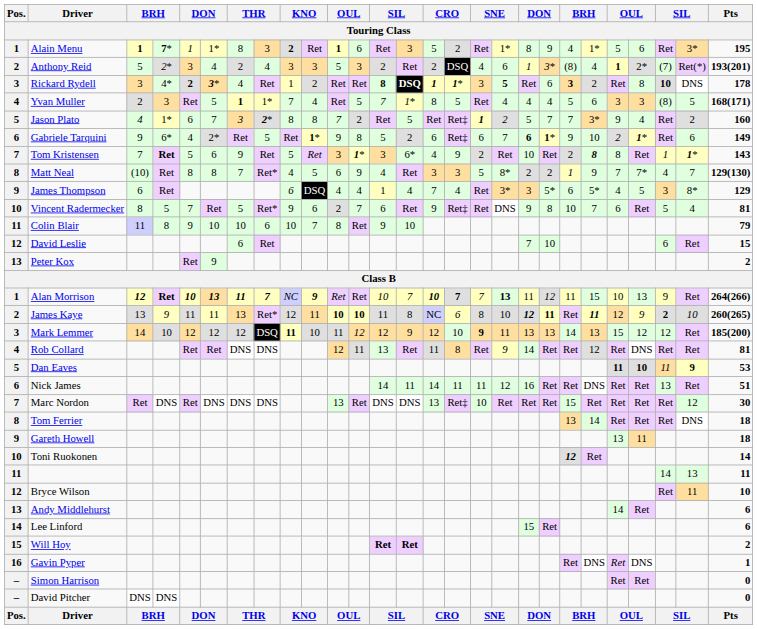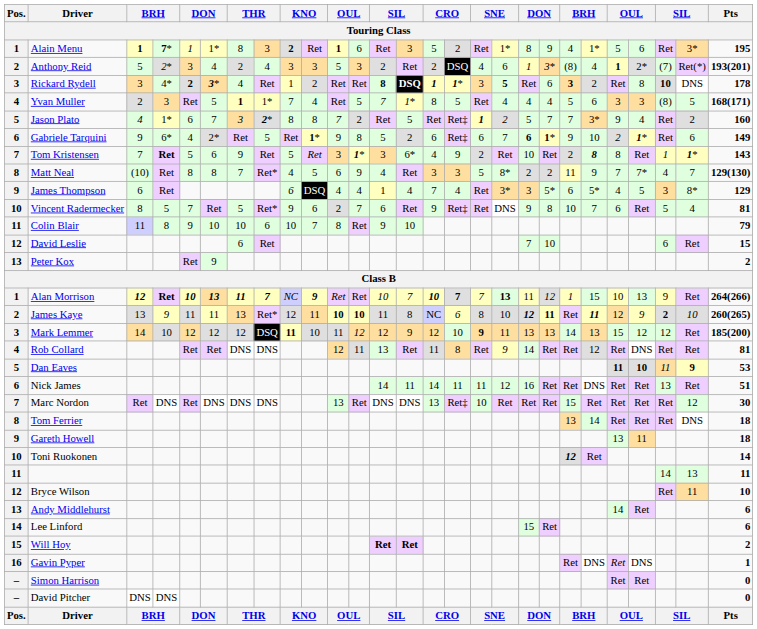(571, 172) 1 -> (571, 172) 11
(571, 296) 11 -> (571, 296) 1
